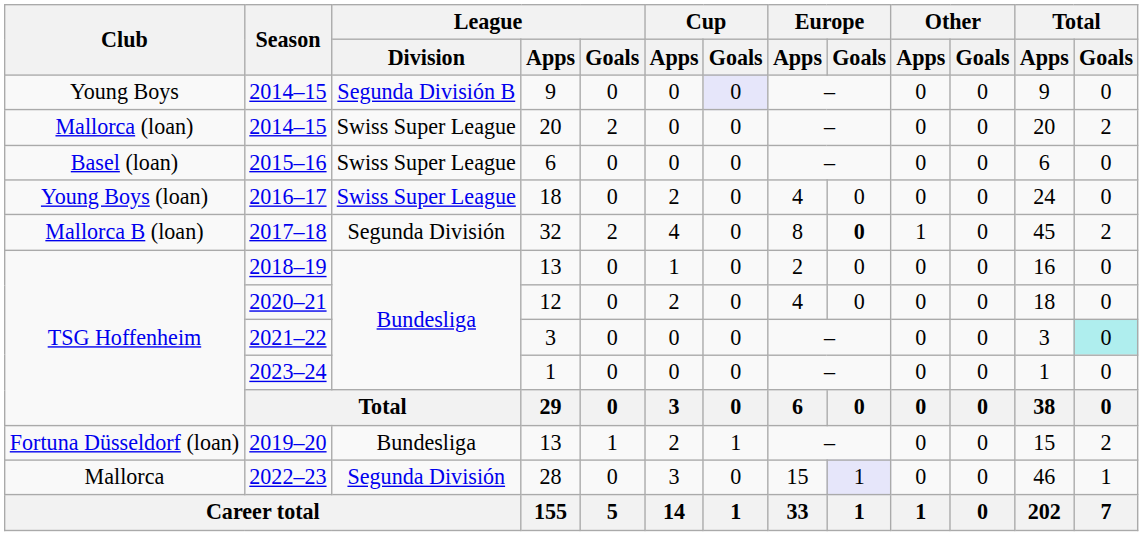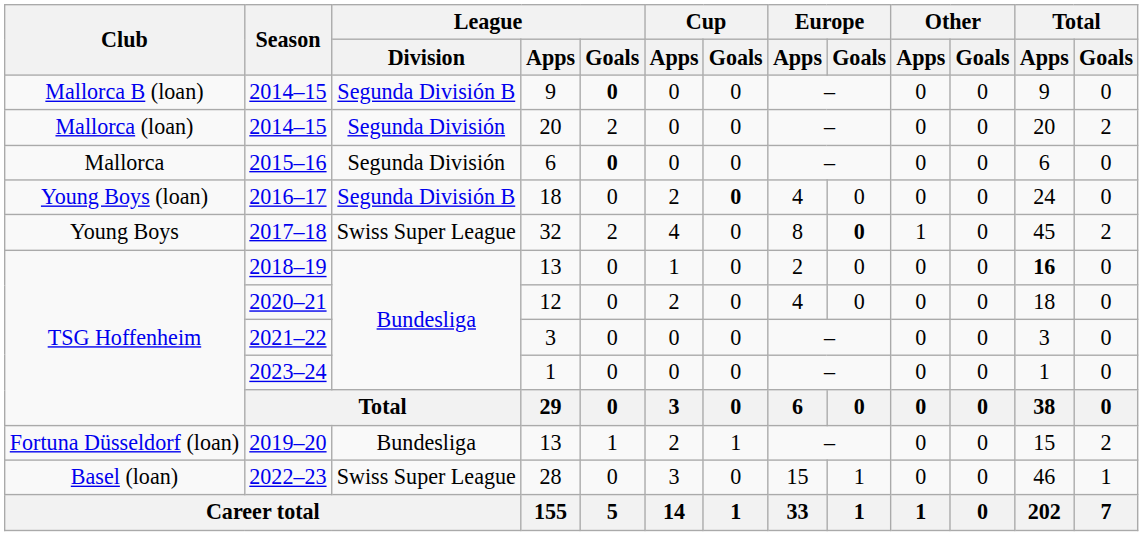(124, 92) Young Boys -> (124, 92) Mallorca B (loan)
(612, 92) normal -> (612, 92) bold
(736, 92) lavender background -> (736, 92) no background
(426, 127) Swiss Super League -> (426, 127) Segunda División
(124, 162) Basel (loan) -> (124, 162) Mallorca
(426, 162) Swiss Super League -> (426, 162) Segunda División
(612, 162) normal -> (612, 162) bold
(426, 197) Swiss Super League -> (426, 197) Segunda División B
(736, 197) normal -> (736, 197) bold
(124, 232) Mallorca B (loan) -> (124, 232) Young Boys
(426, 232) Segunda División -> (426, 232) Swiss Super League
(1044, 267) normal -> (1044, 267) bold
(1106, 337) paleturquoise background -> (1106, 337) no background
(124, 477) Mallorca -> (124, 477) Basel (loan)
(426, 477) Segunda División -> (426, 477) Swiss Super League
(859, 477) lavender background -> (859, 477) no background
